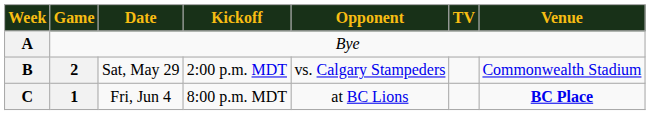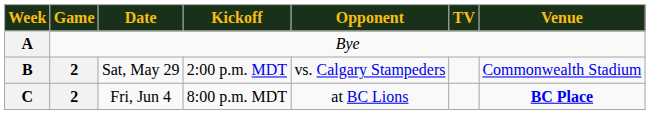(74, 96) 1 -> (74, 96) 2
